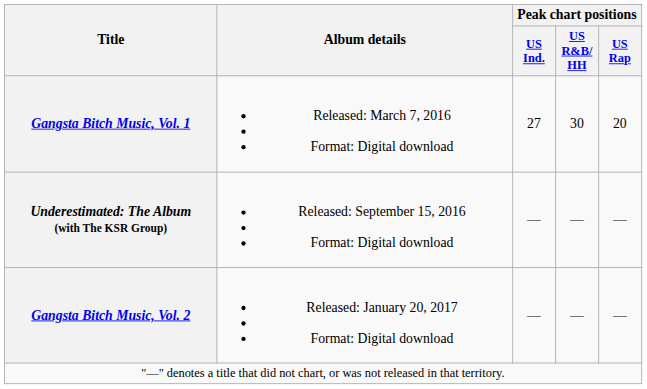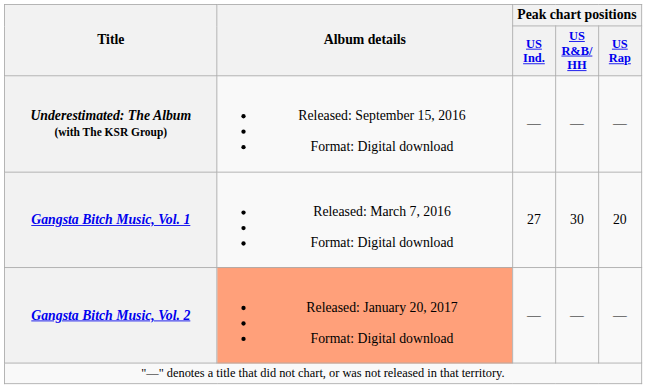rows swapped: (111, 123) <-> (111, 219)
(365, 323) no background -> (365, 323) lightsalmon background
